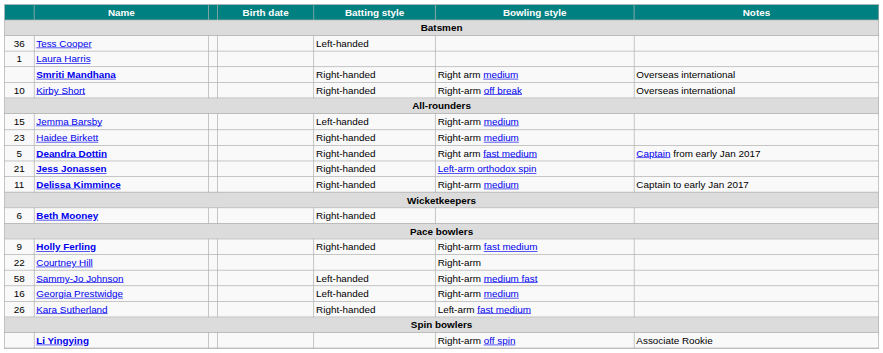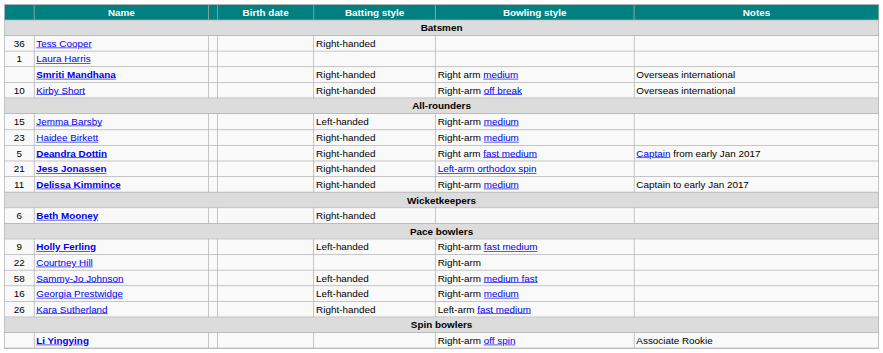(342, 44) Left-handed -> (346, 44) Right-handed
(346, 247) Right-handed -> (342, 247) Left-handed
